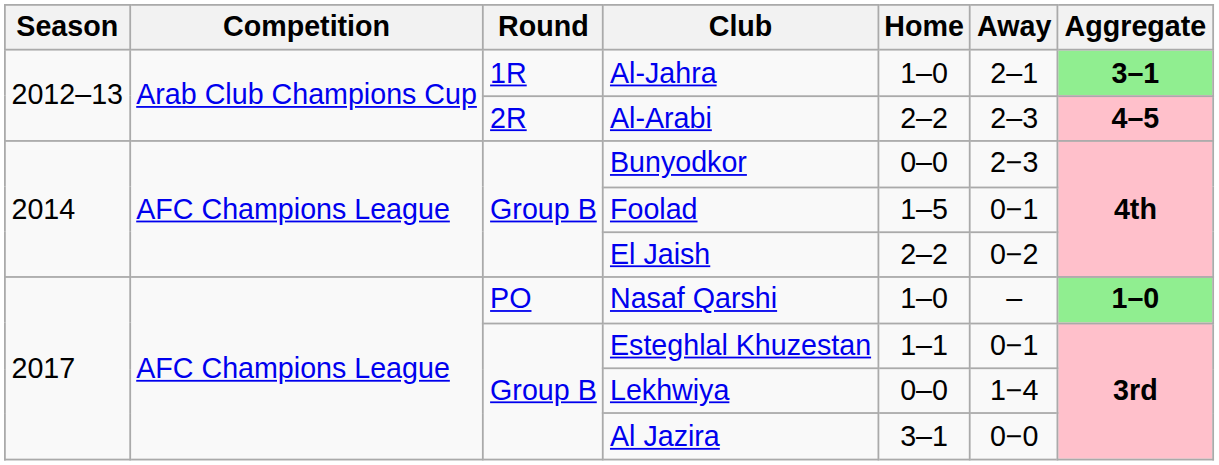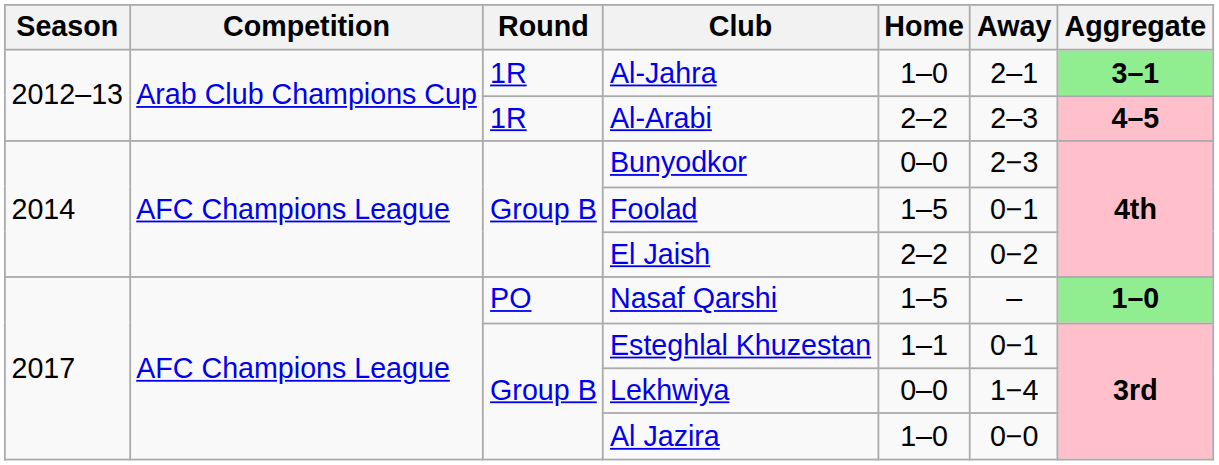(508, 118) 2R -> (508, 118) 1R
(924, 299) 1–0 -> (924, 299) 1–5
(924, 436) 3–1 -> (924, 436) 1–0
